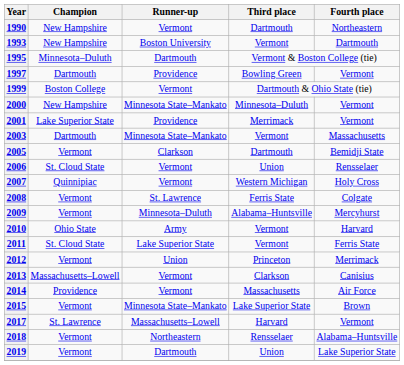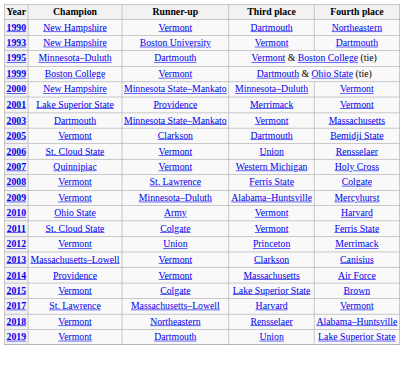- row: (16, 74)
(175, 244) Lake Superior State -> (175, 228) Colgate
(175, 306) Minnesota State–Mankato -> (175, 290) Colgate
